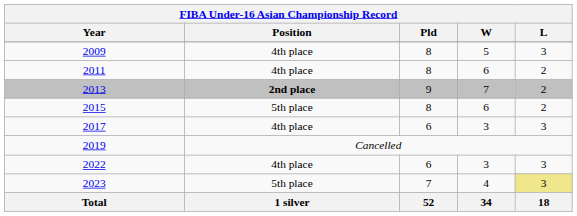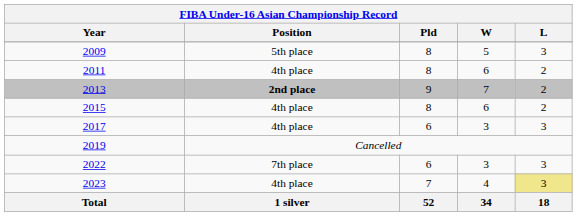(292, 51) 4th place -> (292, 51) 5th place
(292, 108) 5th place -> (292, 108) 4th place
(292, 164) 4th place -> (292, 164) 7th place
(292, 183) 5th place -> (292, 183) 4th place
